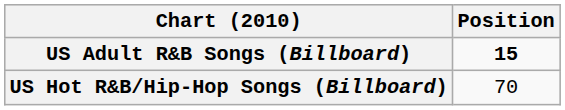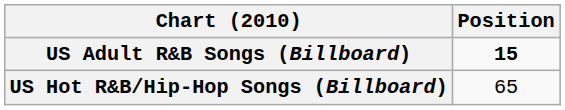(506, 87) 70 -> (506, 87) 65
